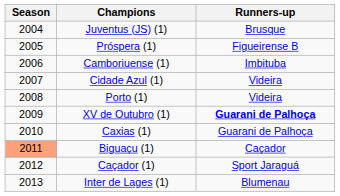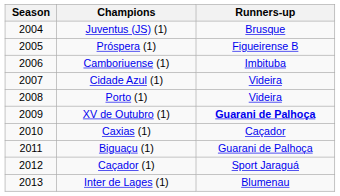(265, 132) Guarani de Palhoça -> (265, 132) Caçador
(31, 149) lightsalmon background -> (31, 149) no background
(265, 149) Caçador -> (265, 149) Guarani de Palhoça
